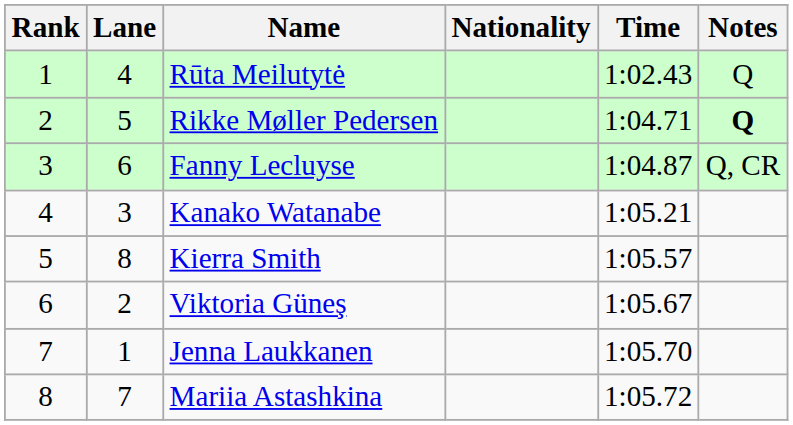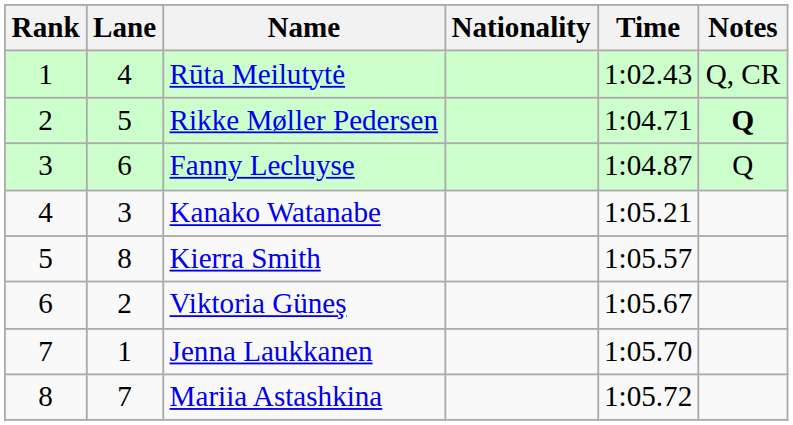(743, 73) Q -> (743, 73) Q, CR
(743, 166) Q, CR -> (743, 166) Q
